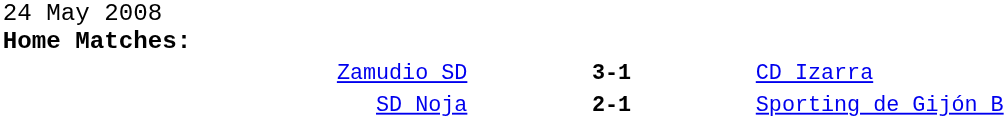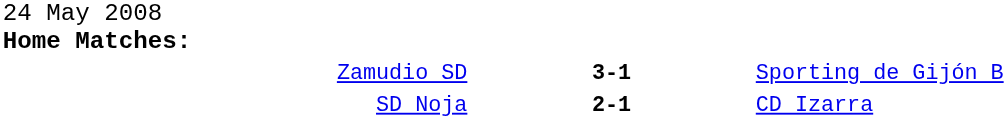(814, 74) CD Izarra -> (880, 74) Sporting de Gijón B
(880, 105) Sporting de Gijón B -> (814, 105) CD Izarra
